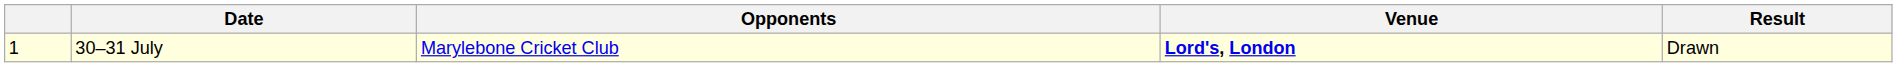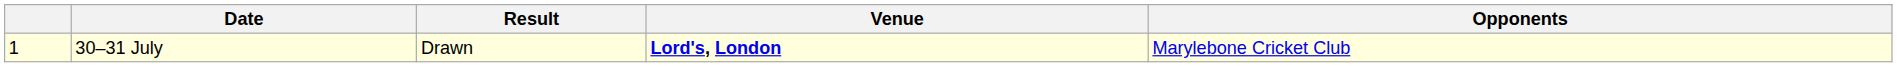columns swapped: (789, 19) <-> (1777, 19)
